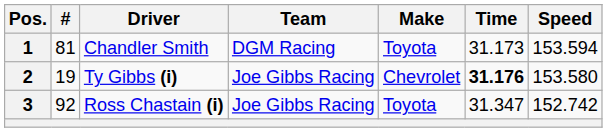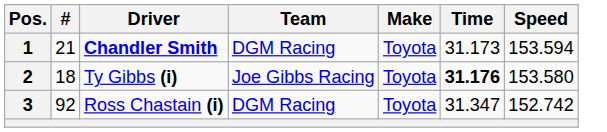(65, 48) 81 -> (65, 48) 21
(146, 48) normal -> (151, 48) bold
(65, 76) 19 -> (65, 76) 18
(422, 76) Chevrolet -> (410, 76) Toyota
(303, 105) Joe Gibbs Racing -> (284, 105) DGM Racing
